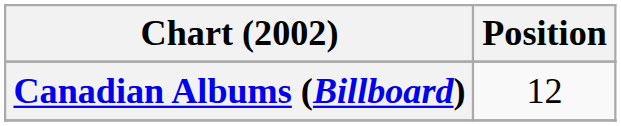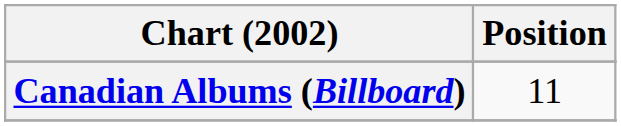(545, 90) 12 -> (545, 90) 11
